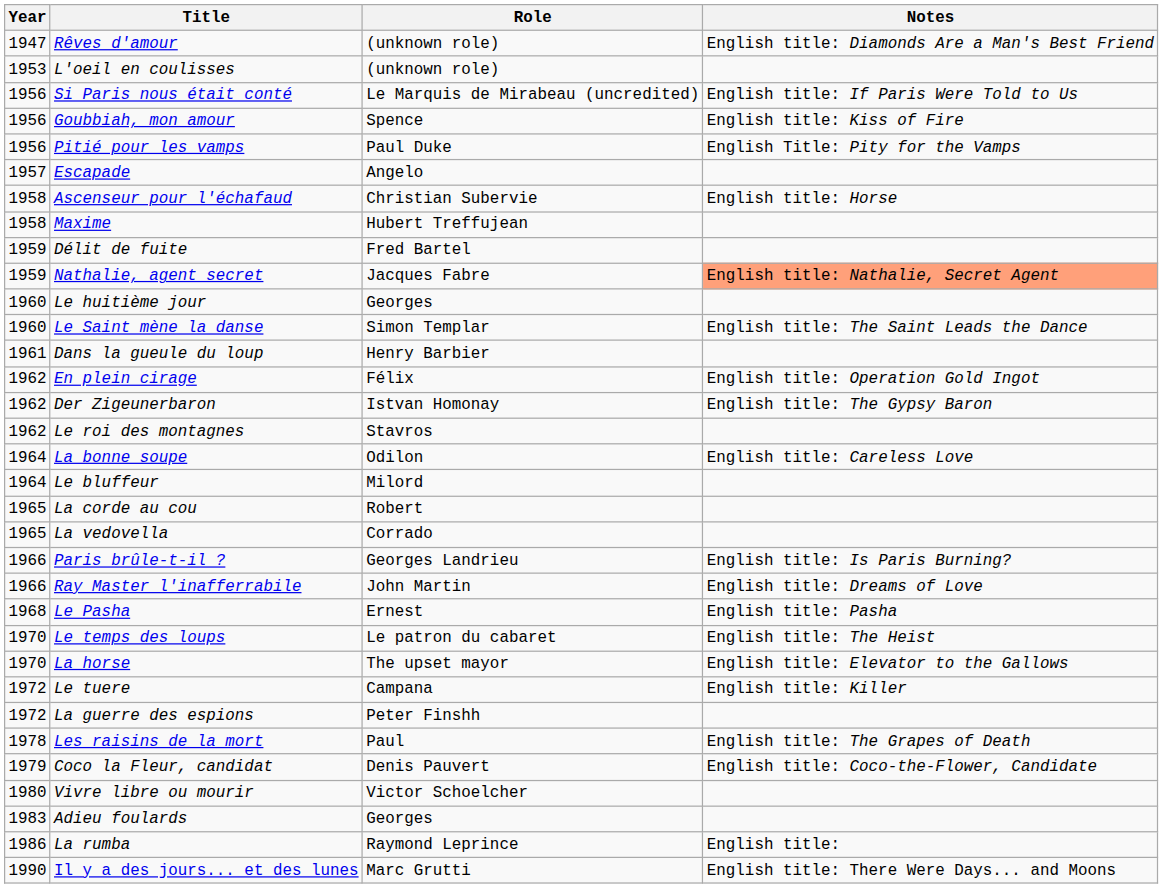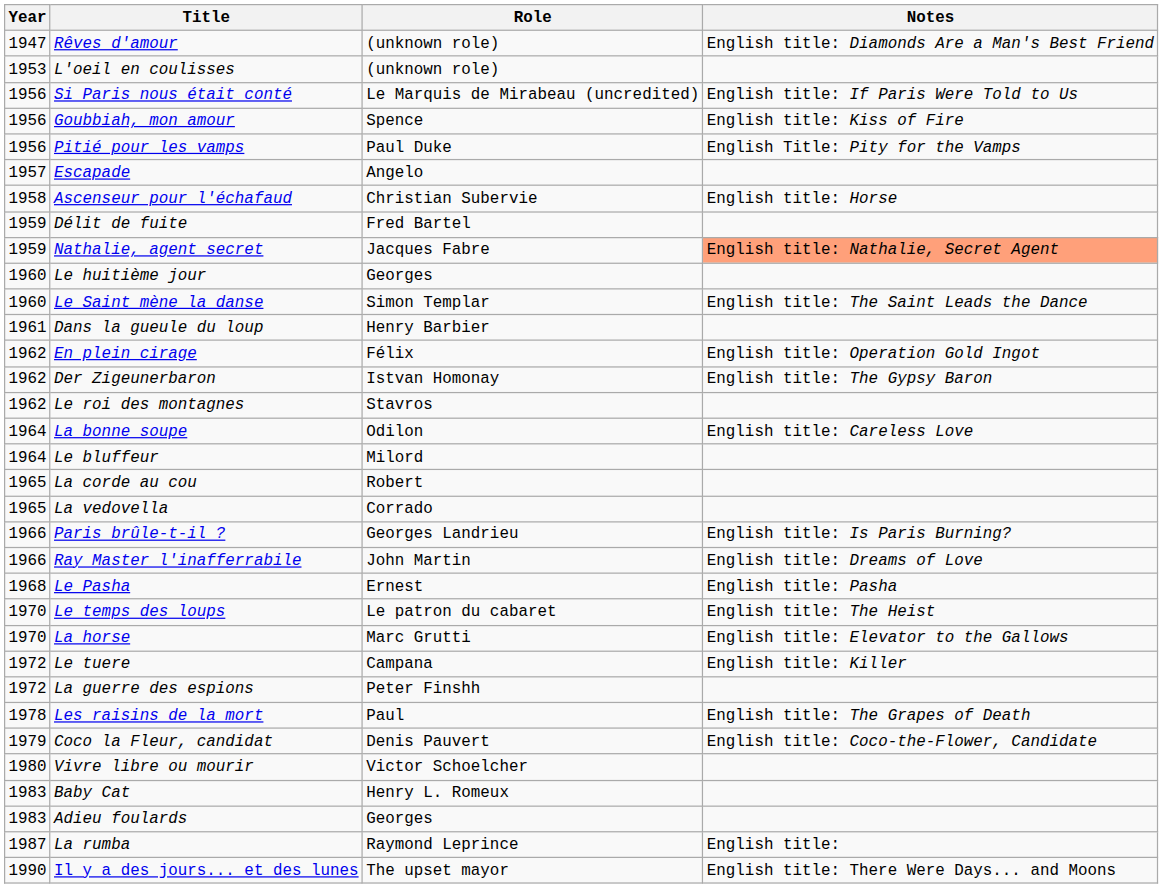- row: (83, 224)
(438, 664) The upset mayor -> (418, 638) Marc Grutti
+ row: (92, 793)
(27, 845) 1986 -> (27, 845) 1987
(418, 871) Marc Grutti -> (438, 871) The upset mayor
